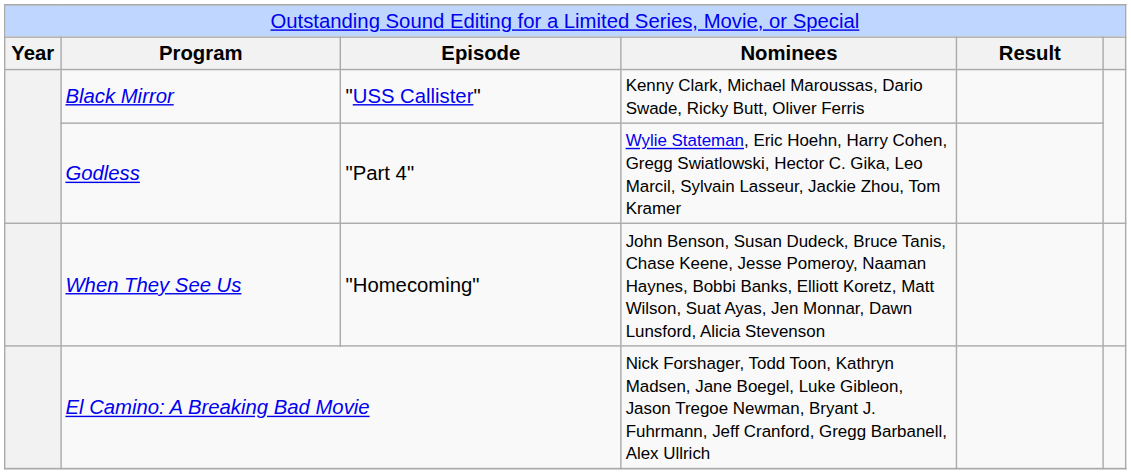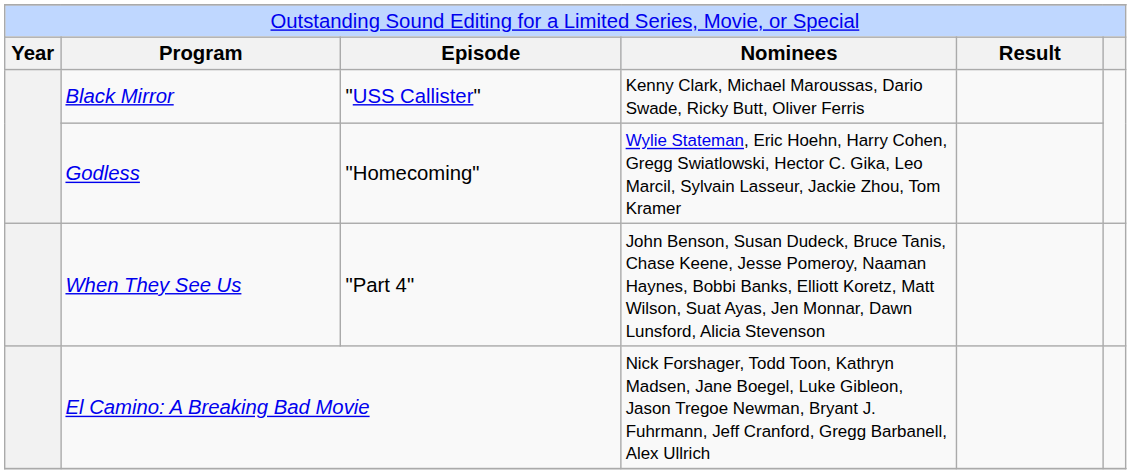(380, 174) "Part 4" -> (413, 174) "Homecoming"
(413, 285) "Homecoming" -> (380, 285) "Part 4"
